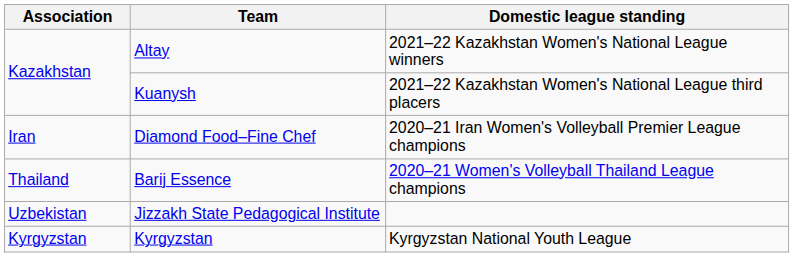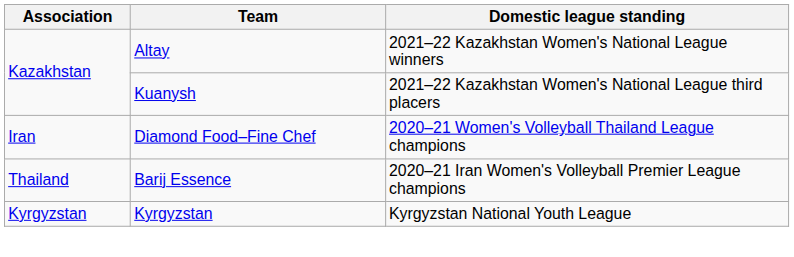(565, 136) 2020–21 Iran Women's Volleyball Premier League champions -> (551, 136) 2020–21 Women's Volleyball Thailand League champions
(551, 179) 2020–21 Women's Volleyball Thailand League champions -> (565, 179) 2020–21 Iran Women's Volleyball Premier League champions
- row: (257, 213)
